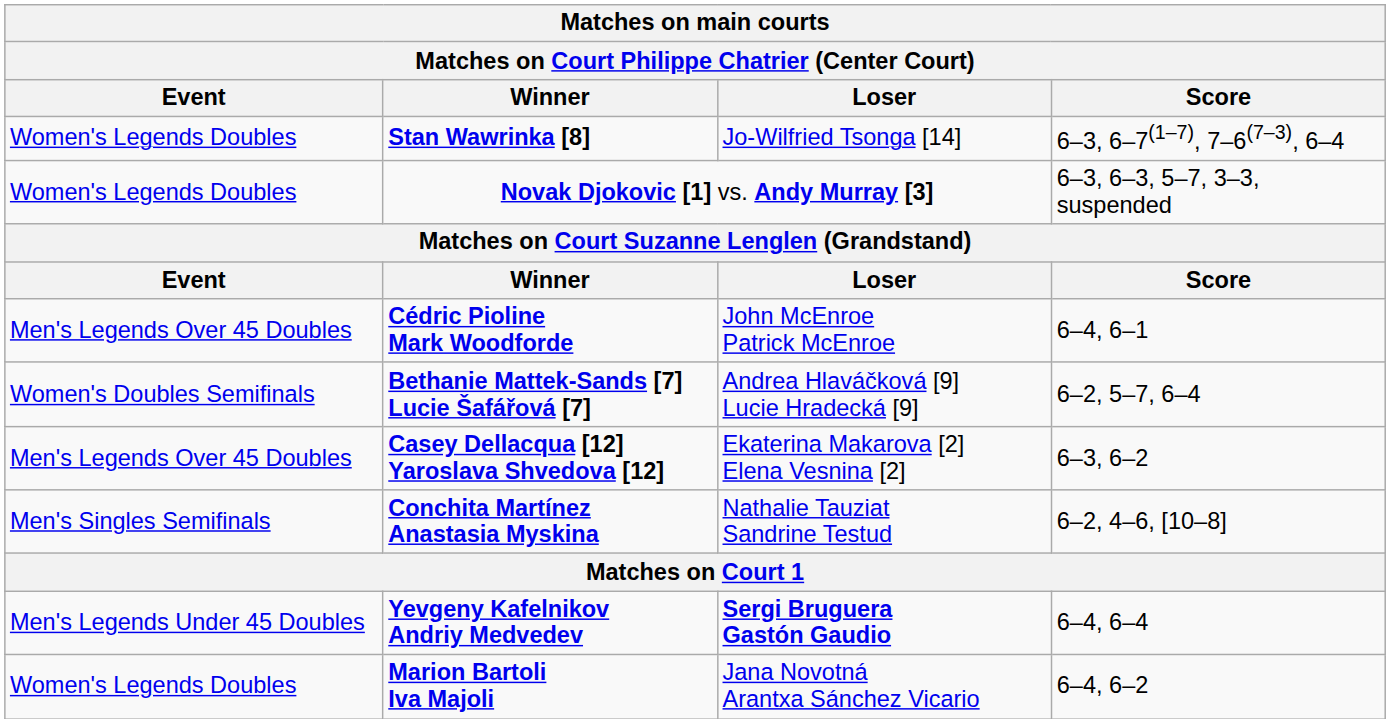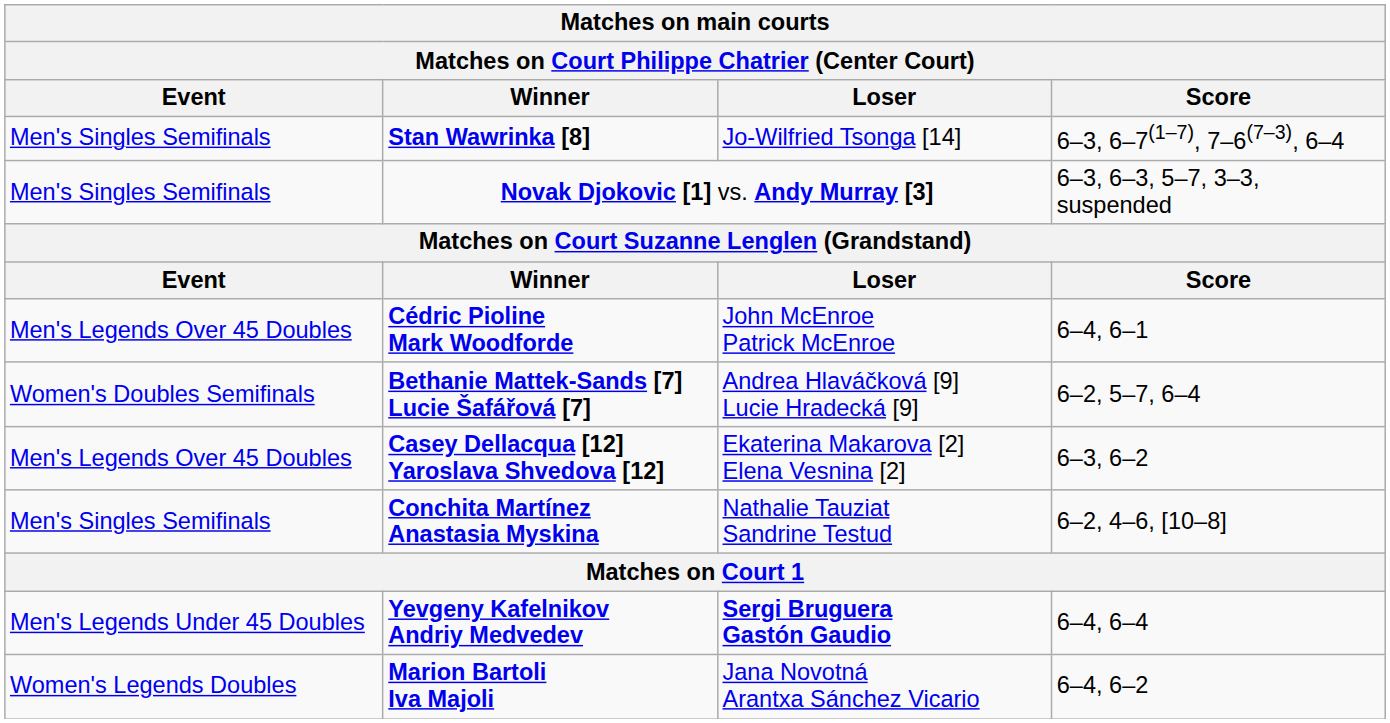(153, 138) Women's Legends Doubles -> (140, 138) Men's Singles Semifinals
(153, 191) Women's Legends Doubles -> (140, 191) Men's Singles Semifinals
